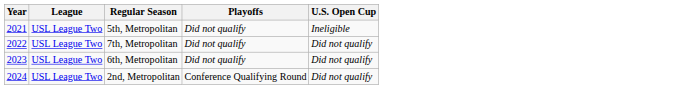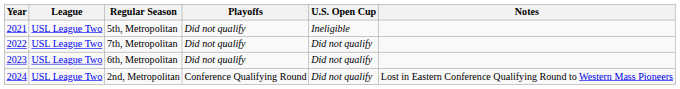+ column: (527, 12)
